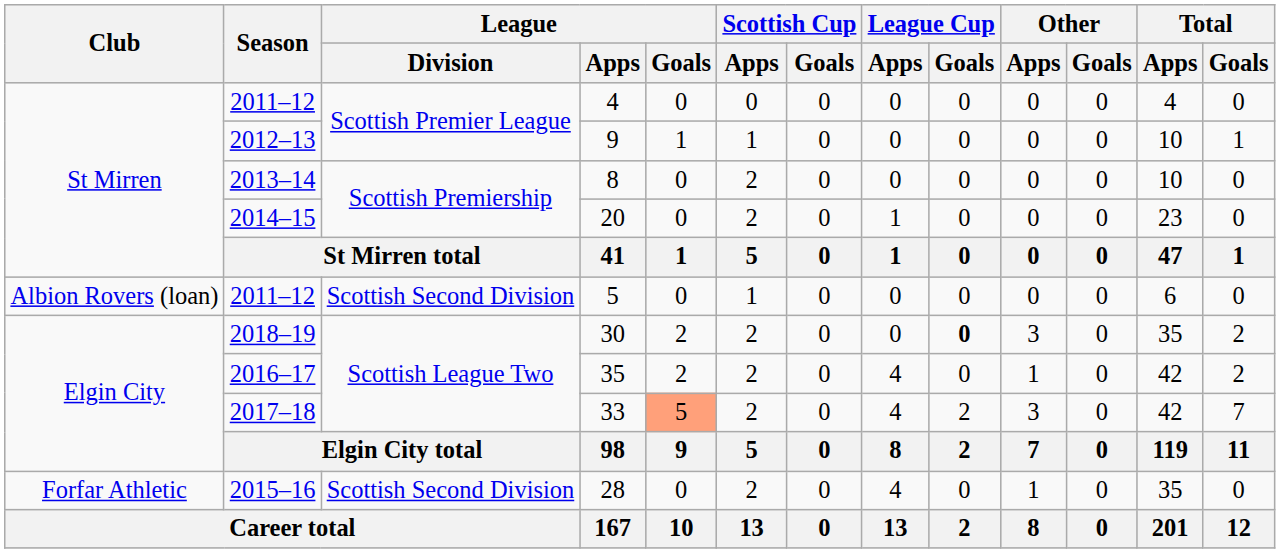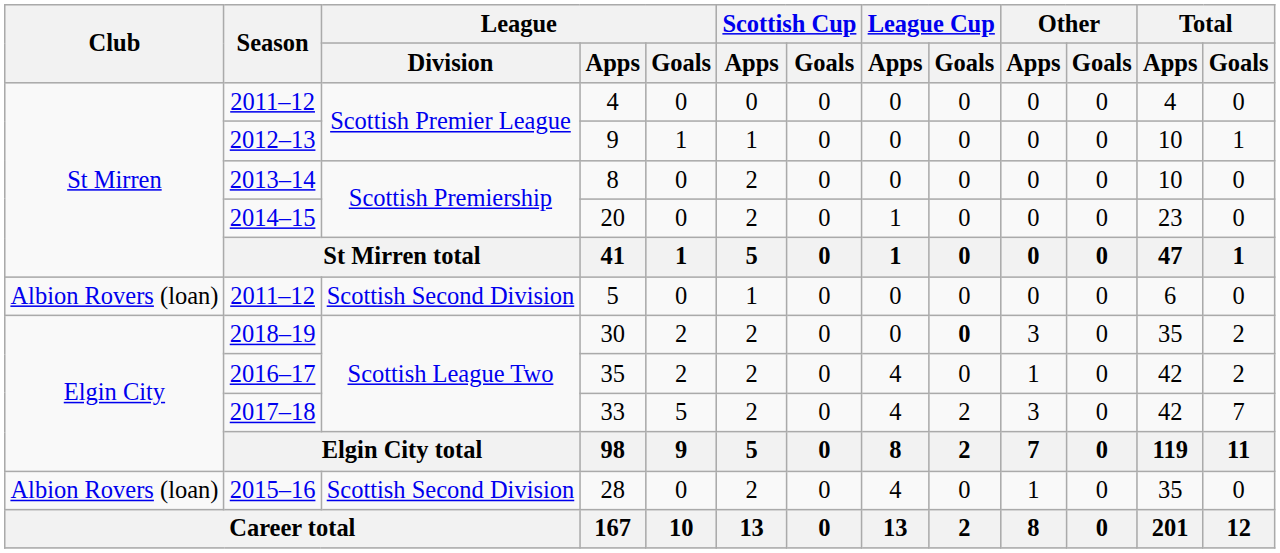(681, 412) lightsalmon background -> (681, 412) no background
(114, 489) Forfar Athletic -> (114, 489) Albion Rovers (loan)
